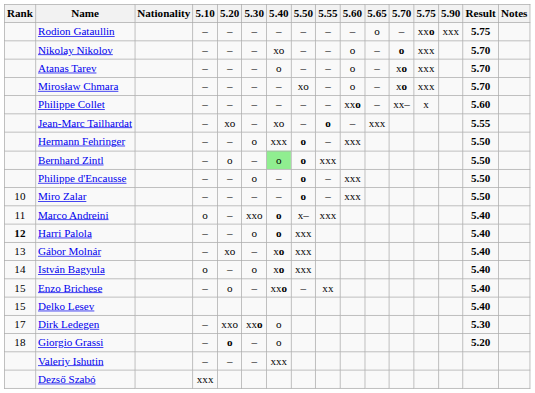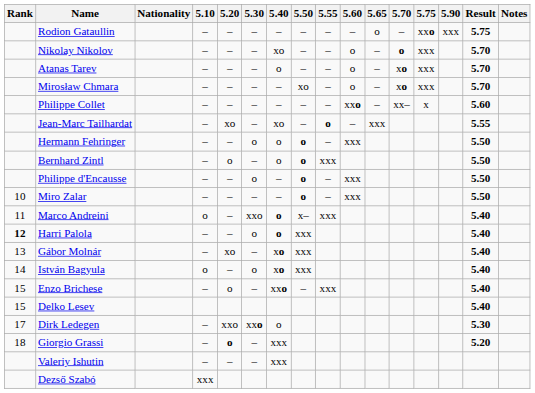(279, 141) xxx -> (279, 141) o
(279, 160) lightgreen background -> (279, 160) no background
(328, 288) xx -> (328, 288) xxx
(279, 343) o -> (279, 343) xxx
